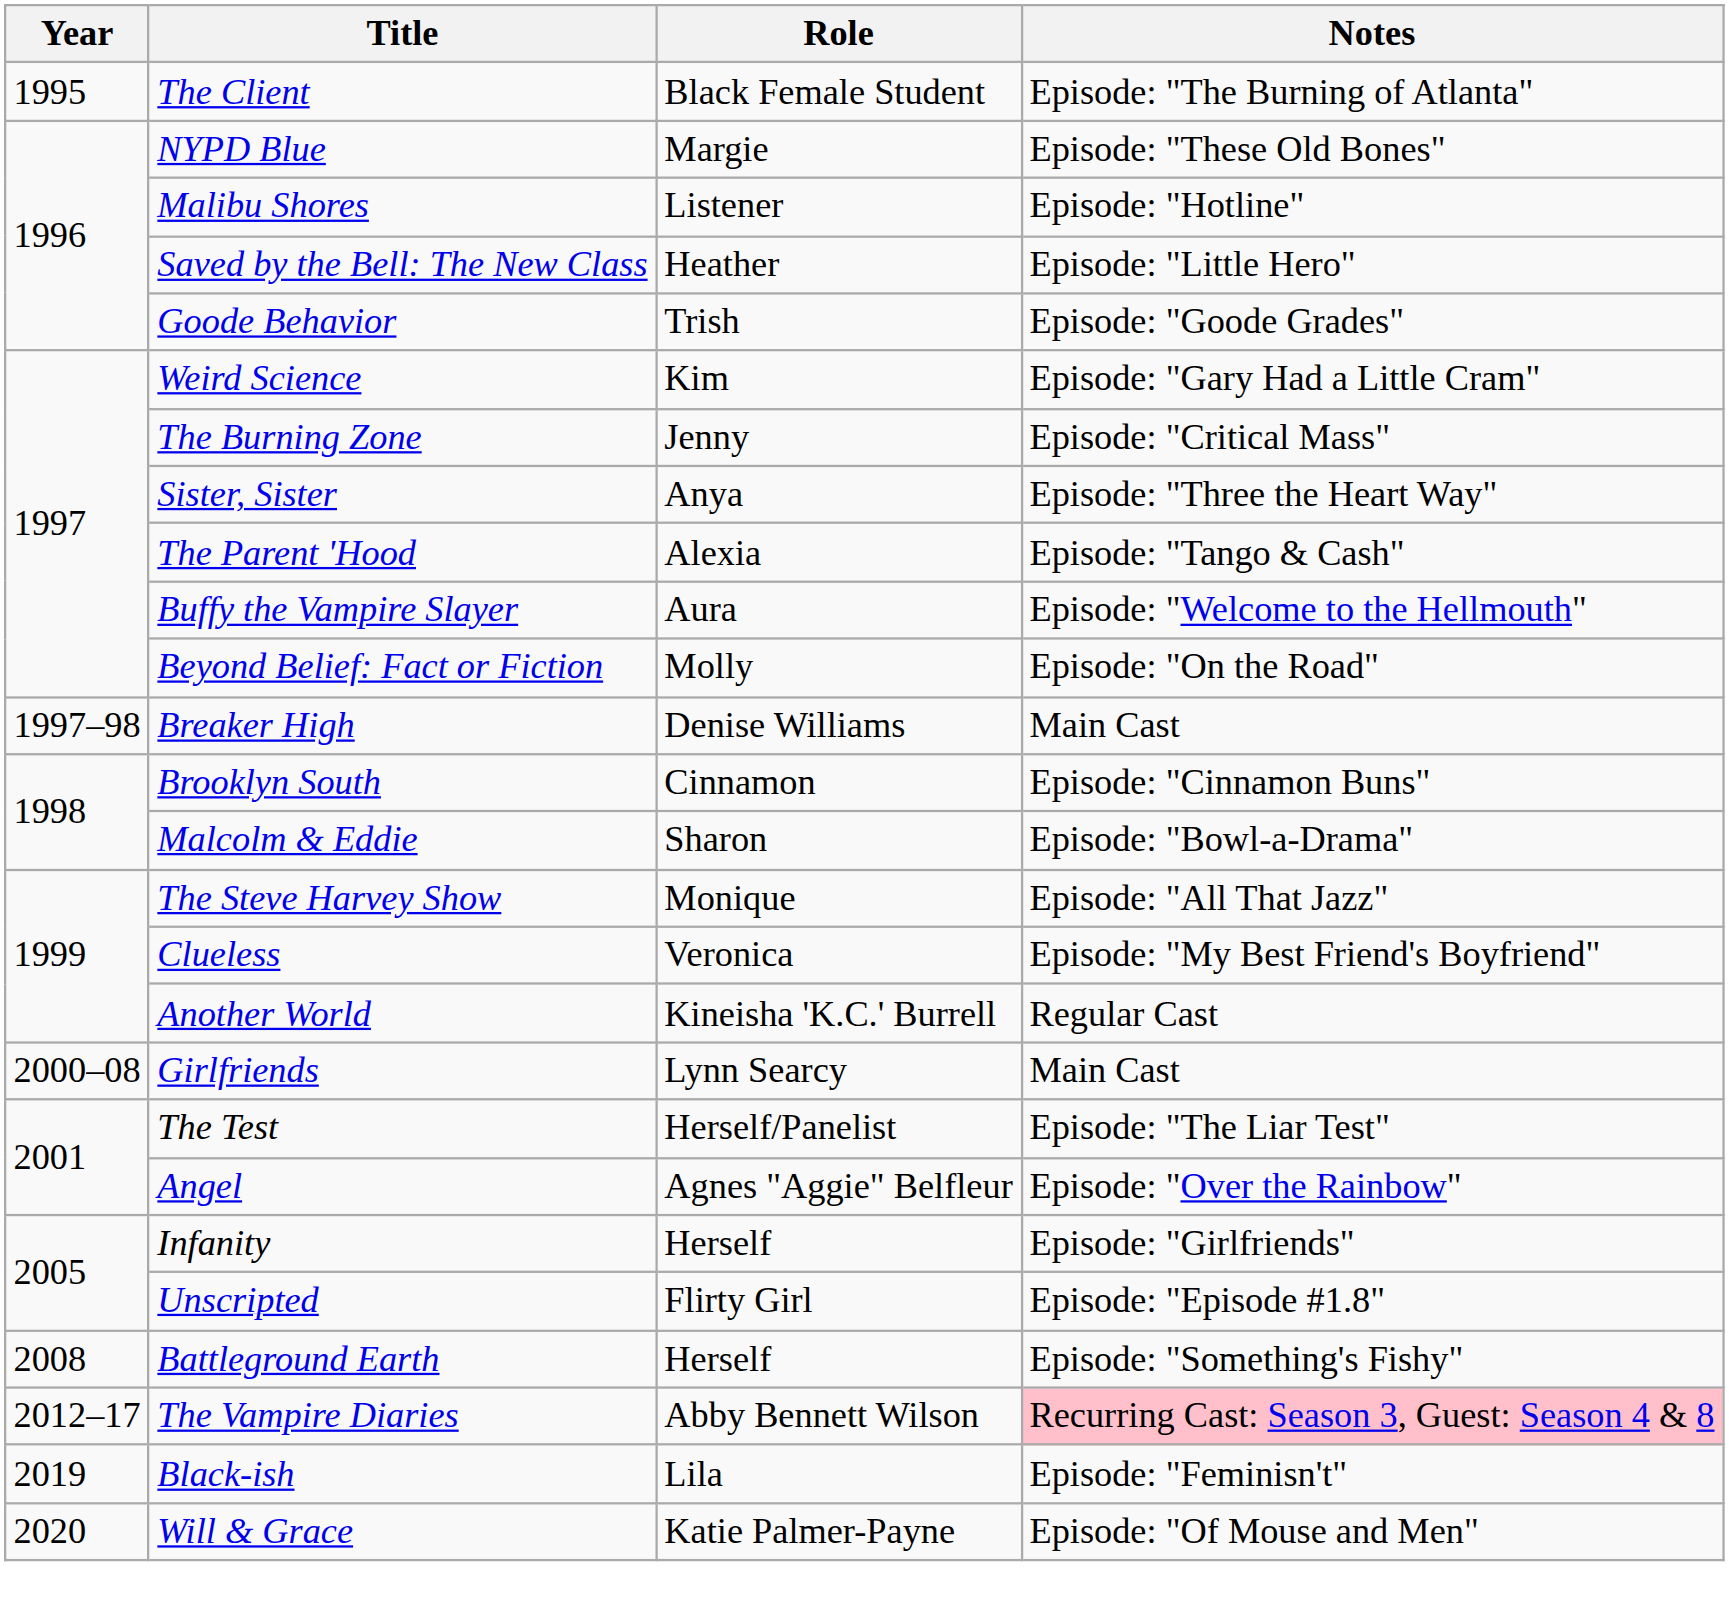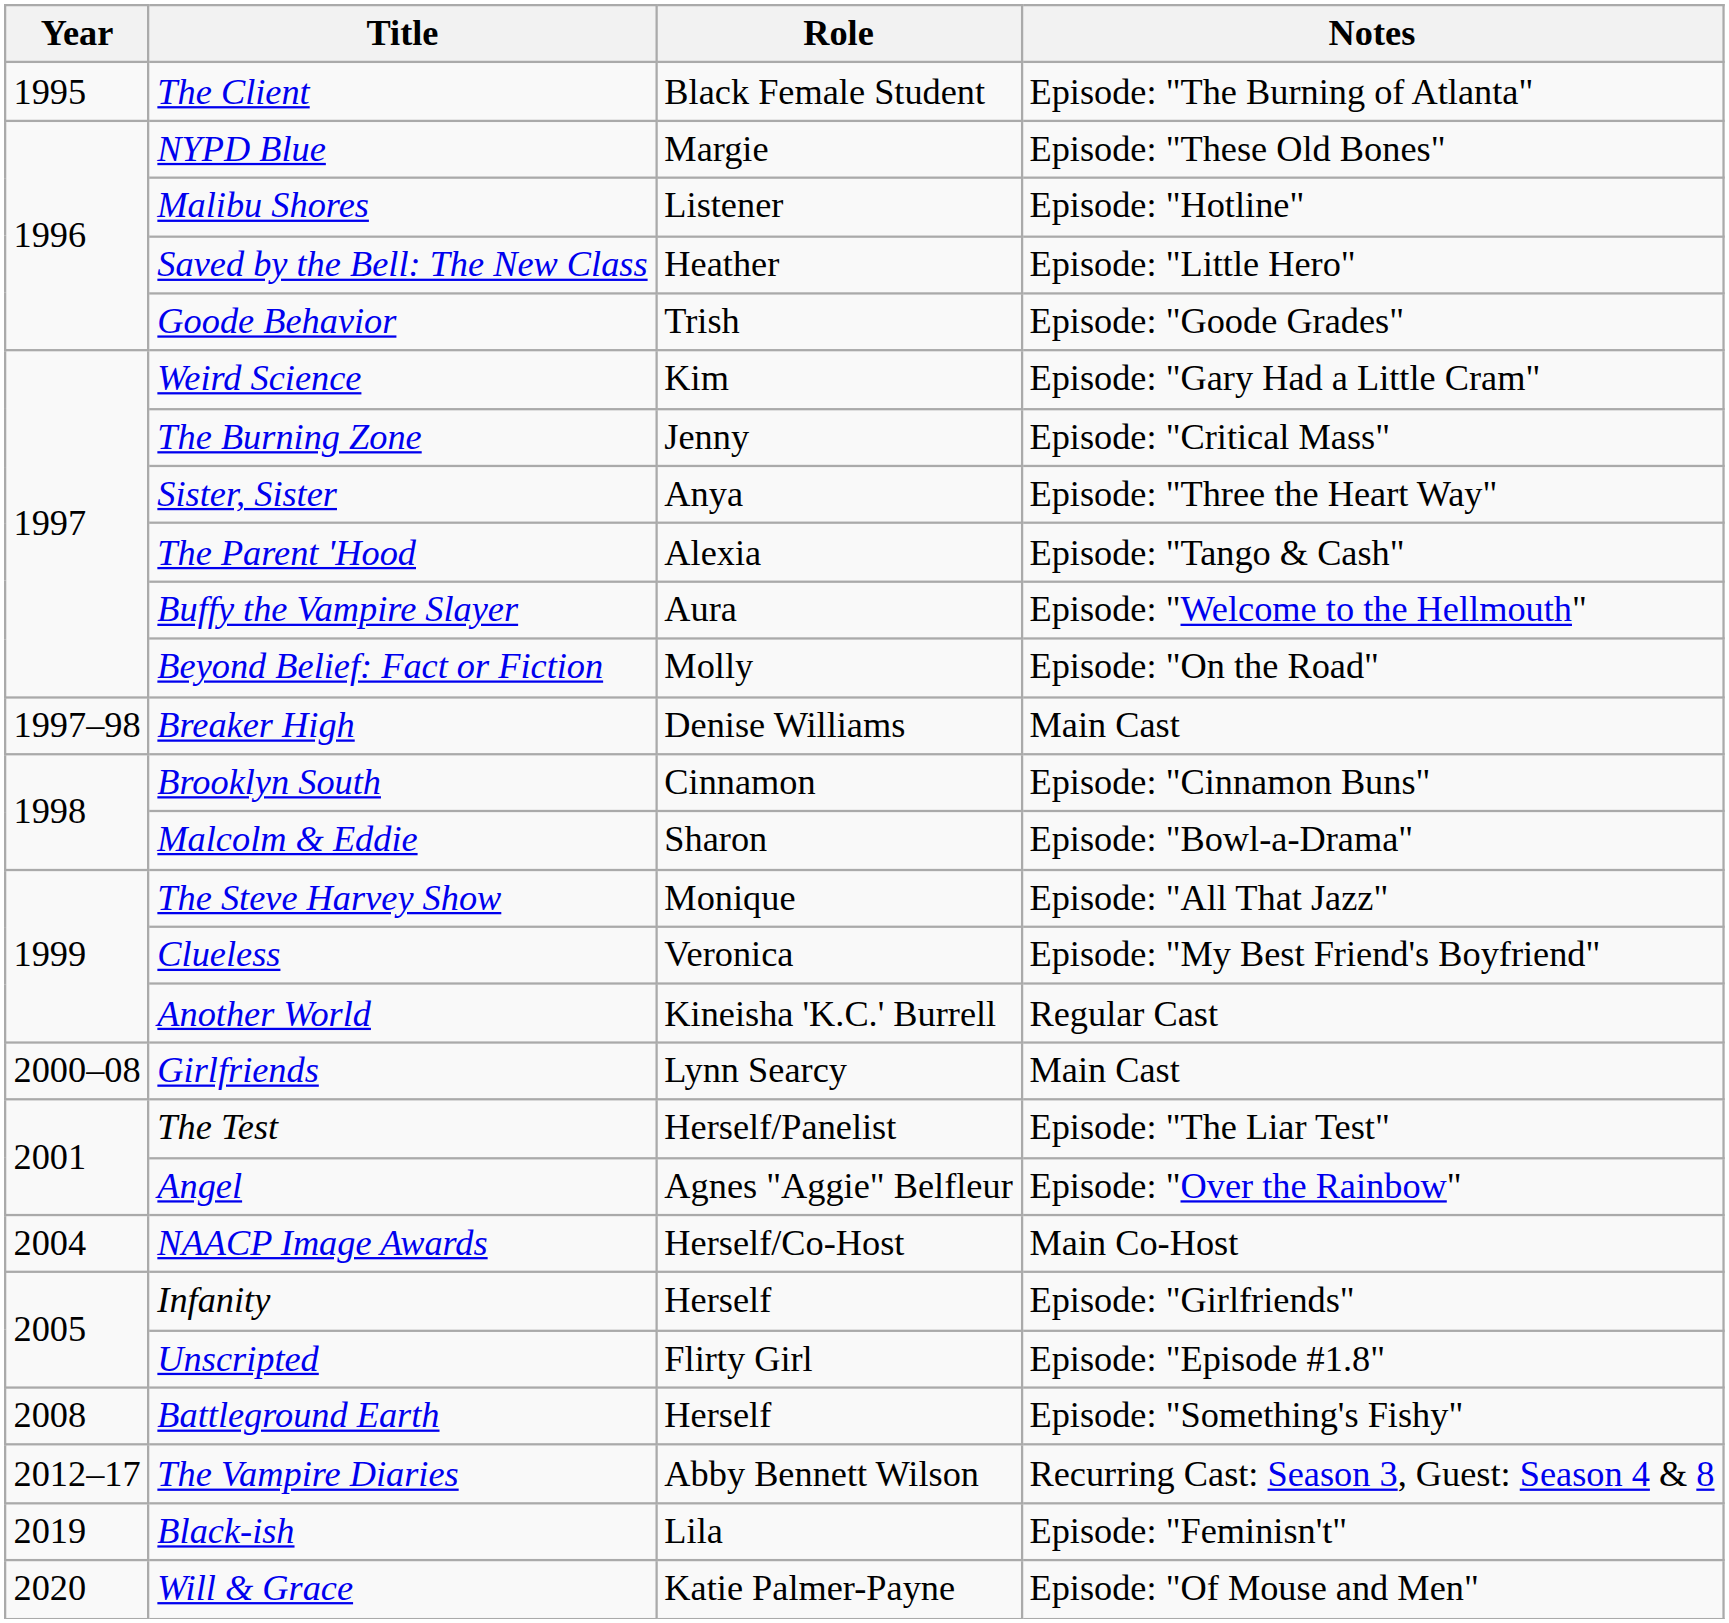+ row: (323, 1242)
(1372, 1415) pink background -> (1372, 1473) no background
